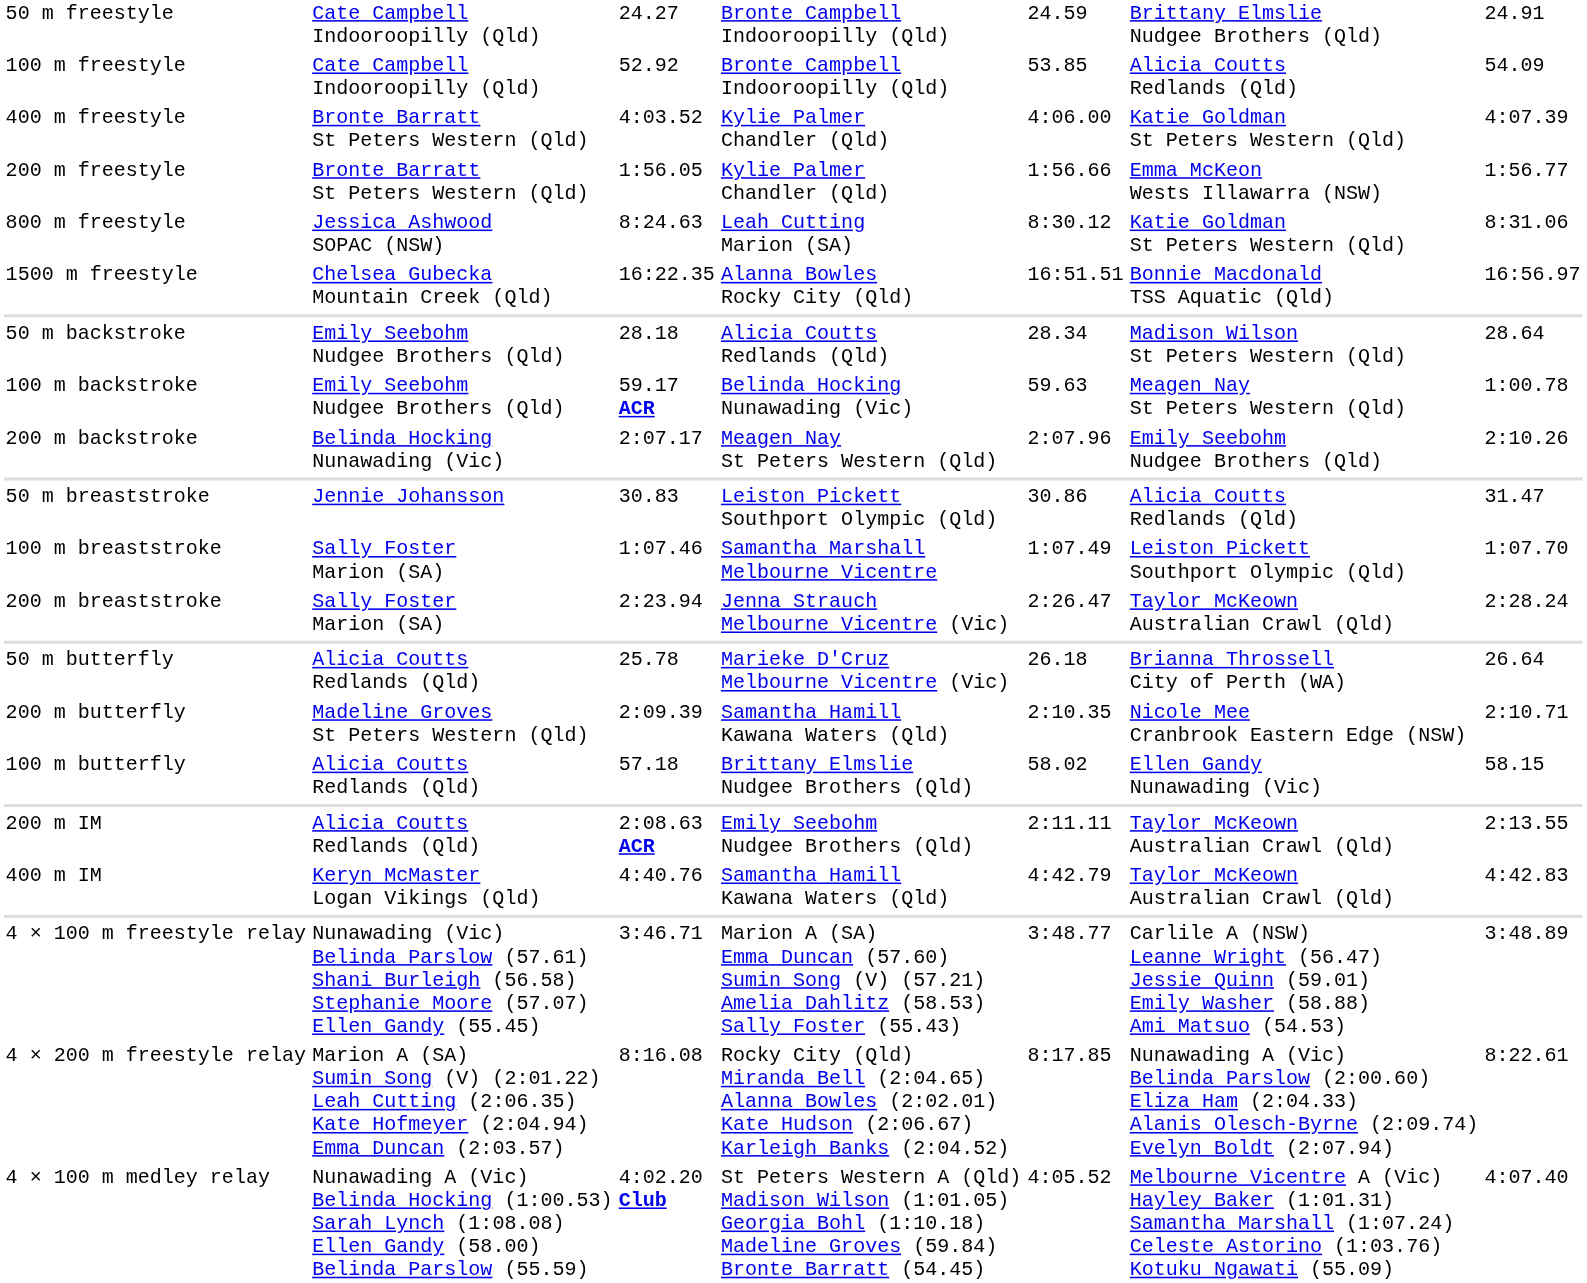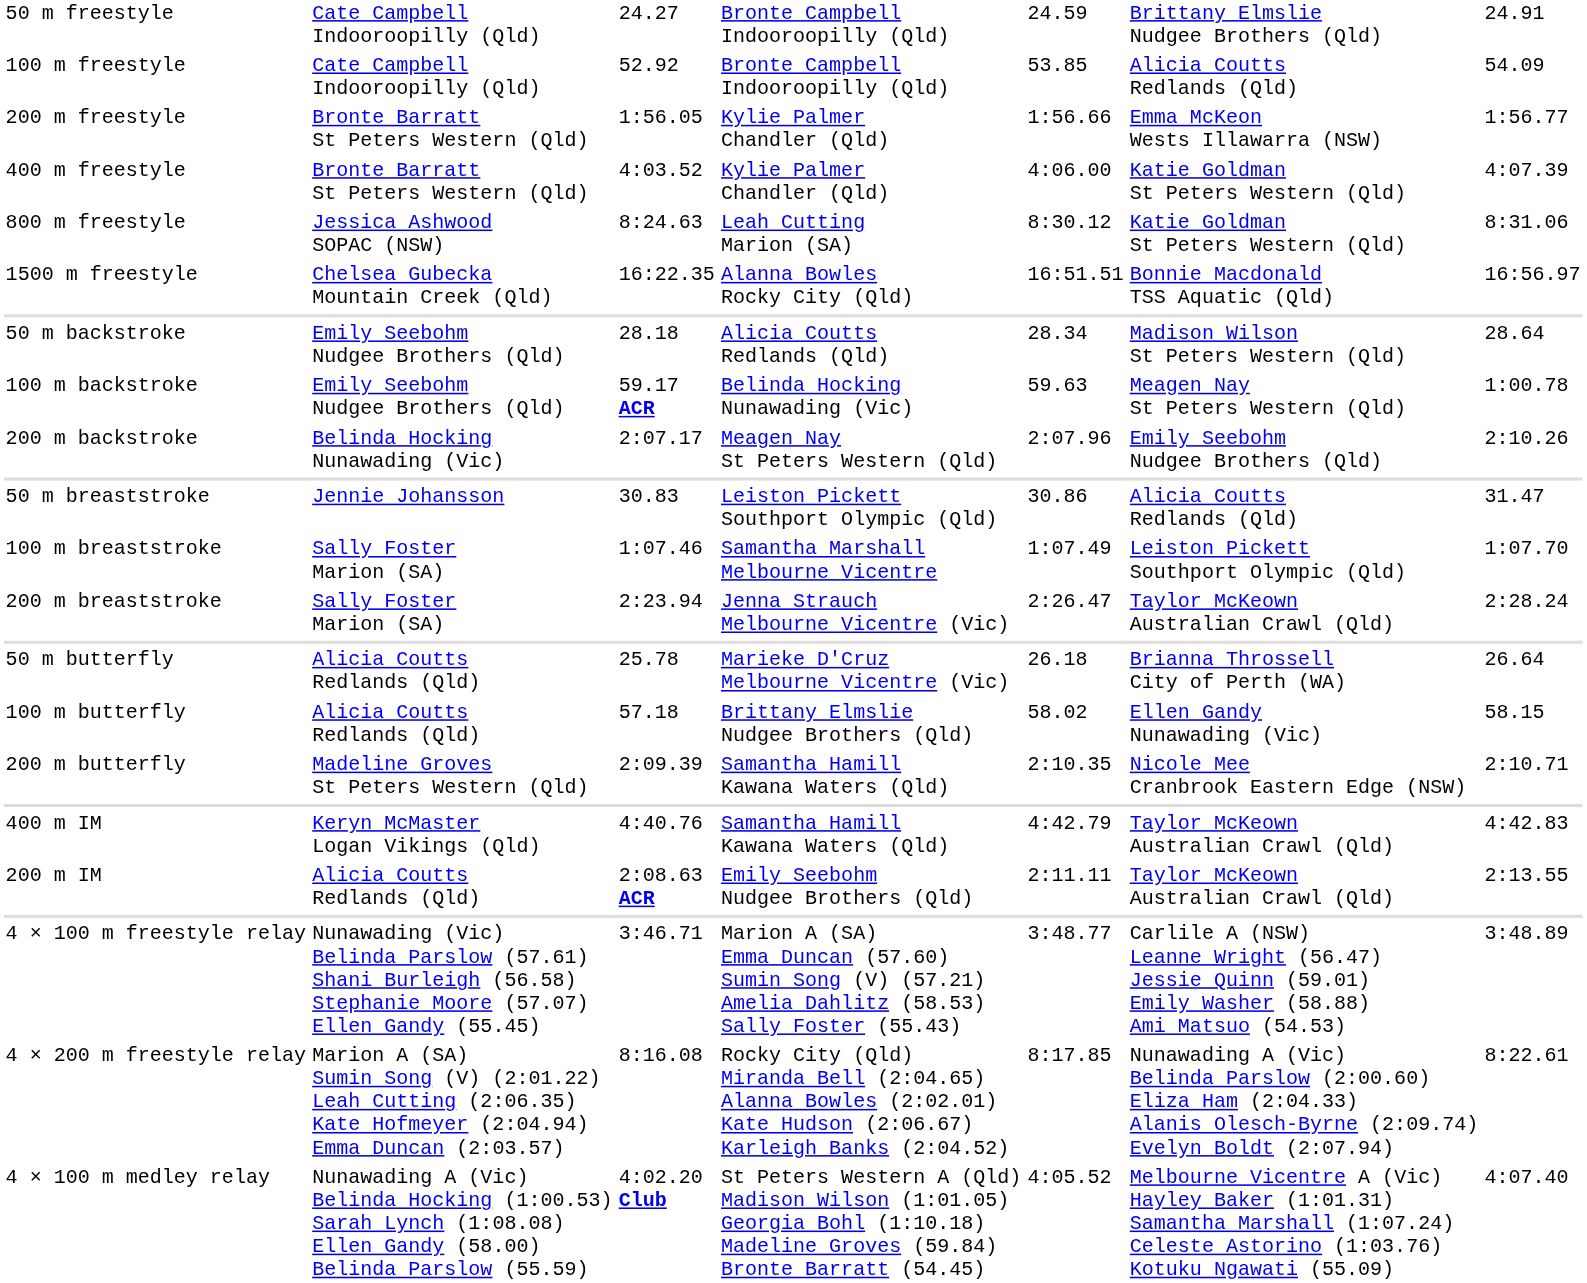rows swapped: (96, 170) <-> (96, 118)
rows swapped: (96, 765) <-> (96, 712)
rows swapped: (54, 823) <-> (54, 876)
